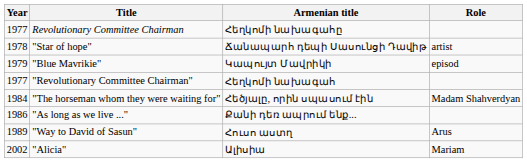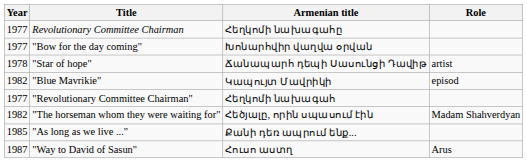+ row: (87, 46)
(17, 63) 1979 -> (17, 80) 1982
(17, 98) 1984 -> (17, 115) 1982
(17, 115) 1986 -> (17, 132) 1985
(17, 132) 1989 -> (17, 149) 1987
- row: (49, 149)
